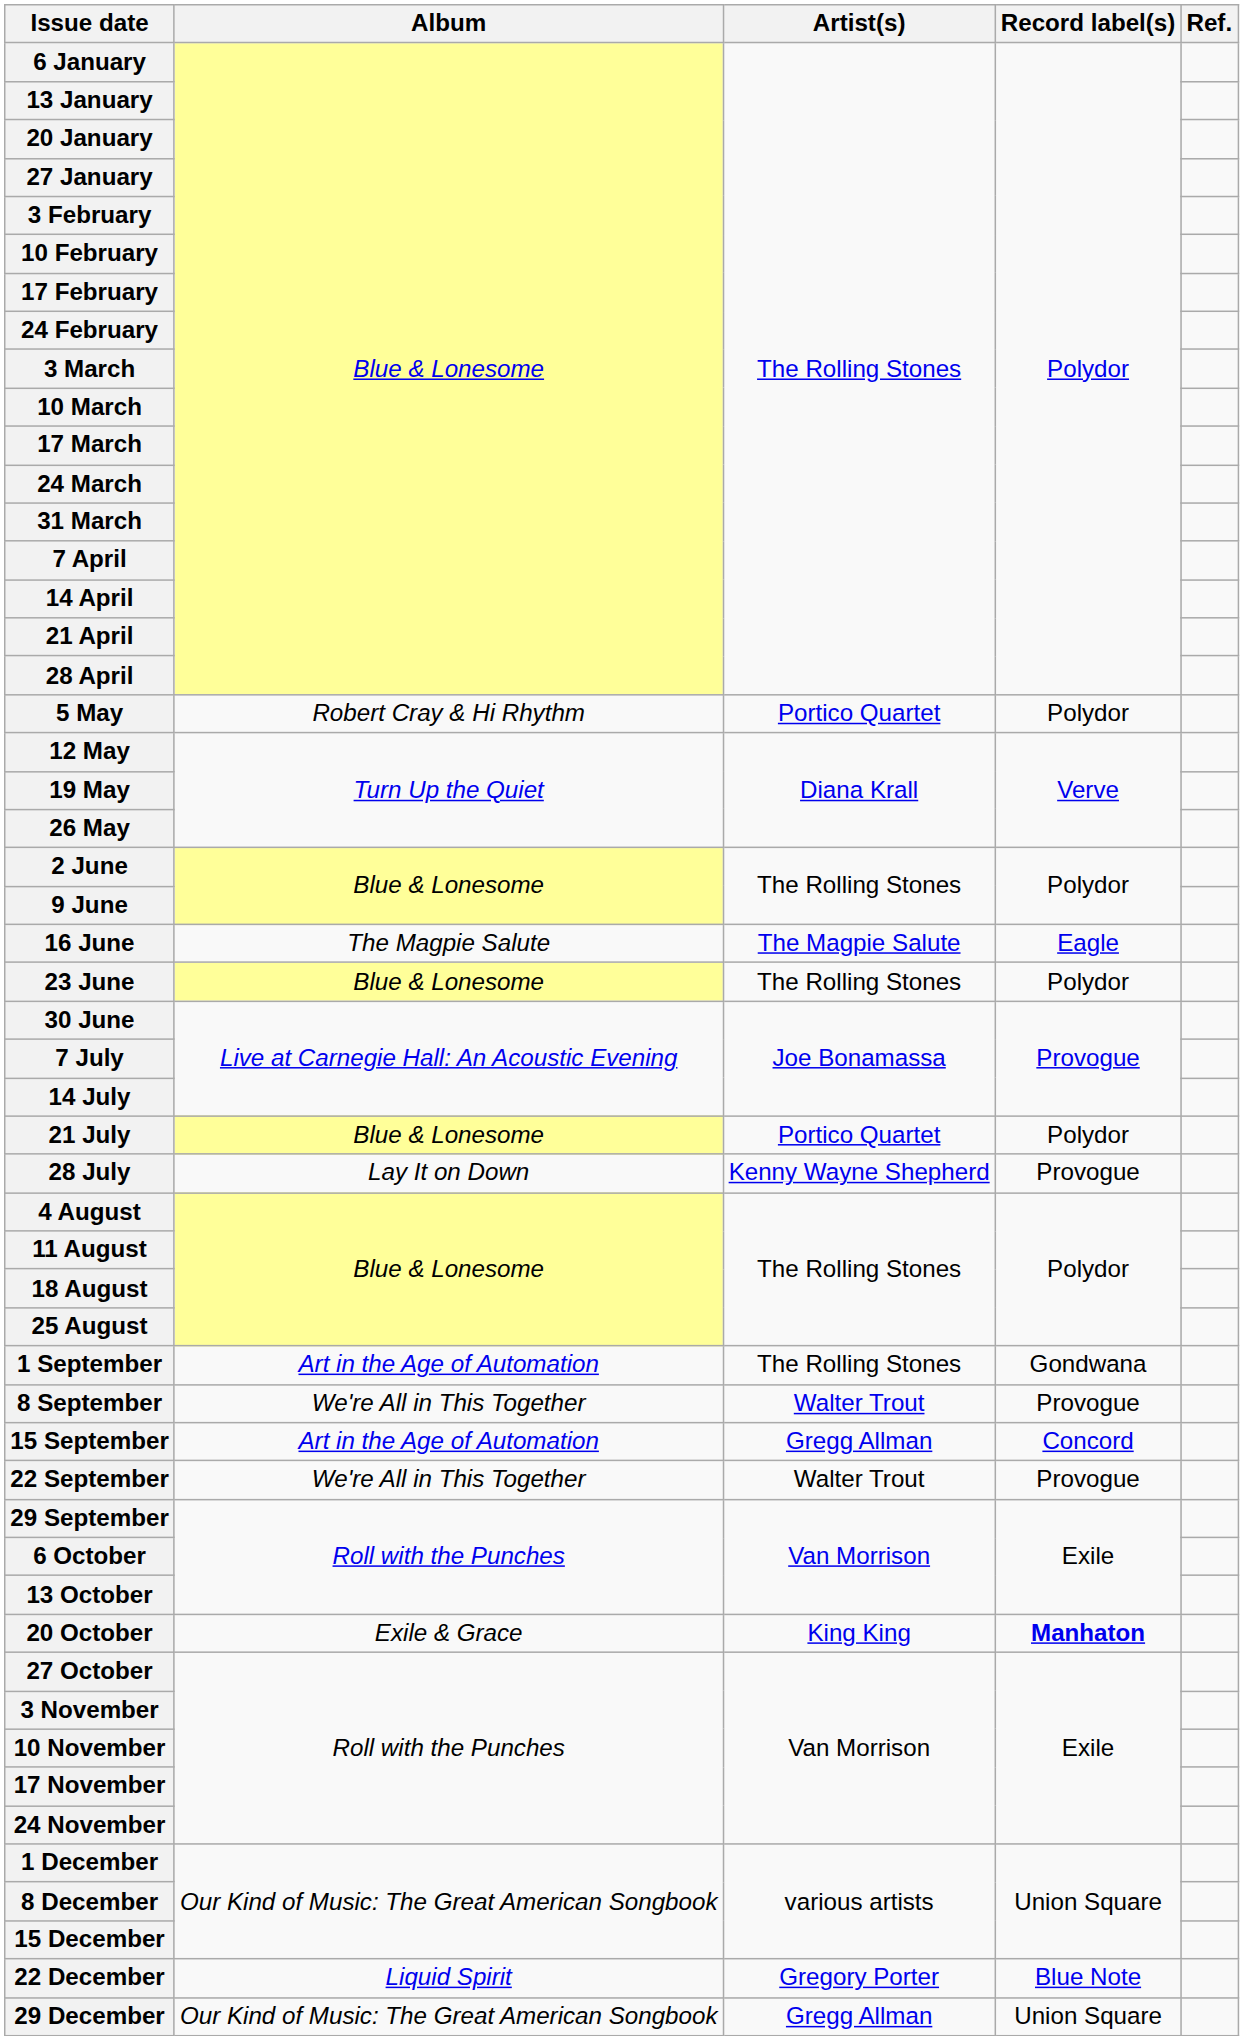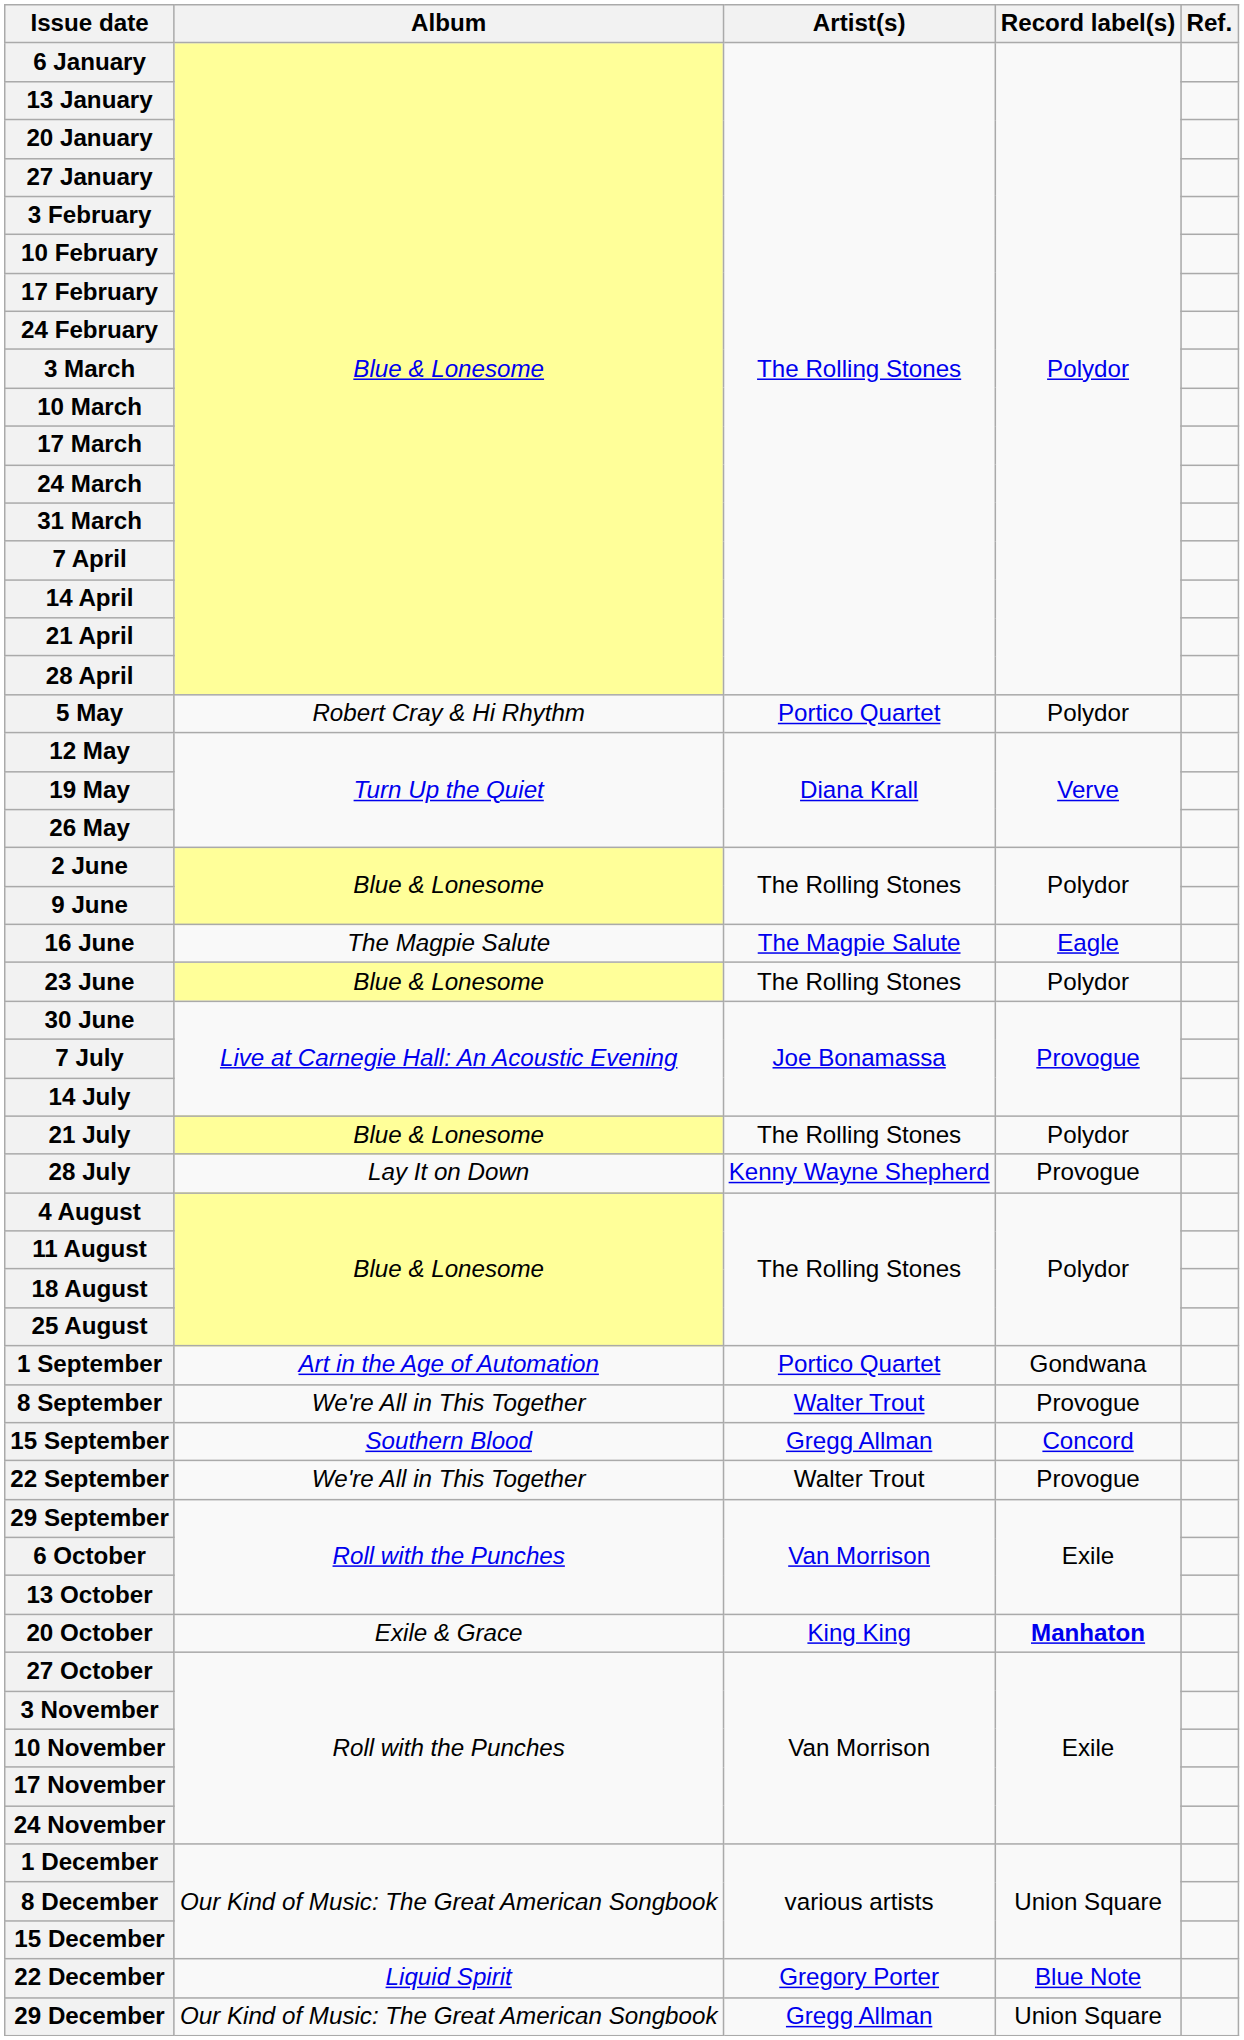(859, 1134) Portico Quartet -> (859, 1134) The Rolling Stones
(859, 1364) The Rolling Stones -> (859, 1364) Portico Quartet
(449, 1441) Art in the Age of Automation -> (449, 1441) Southern Blood
